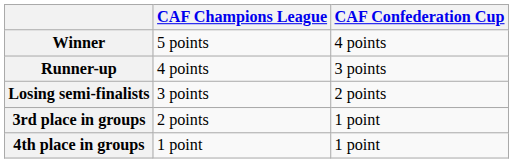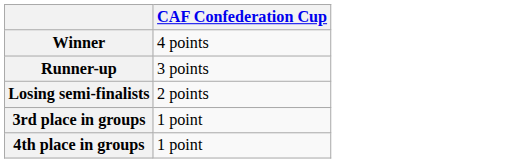- column: (242, 17)
